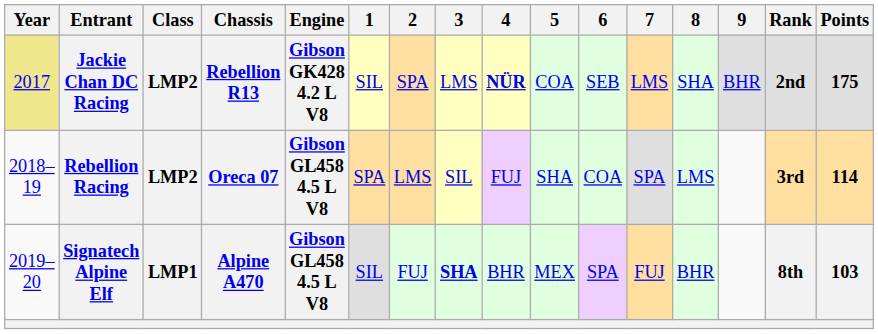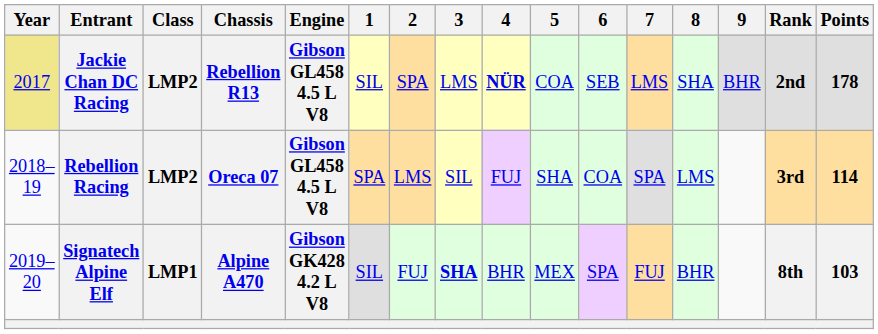(317, 82) Gibson GK428 4.2 L V8 -> (317, 82) Gibson GL458 4.5 L V8
(845, 82) 175 -> (845, 82) 178
(317, 272) Gibson GL458 4.5 L V8 -> (317, 272) Gibson GK428 4.2 L V8
